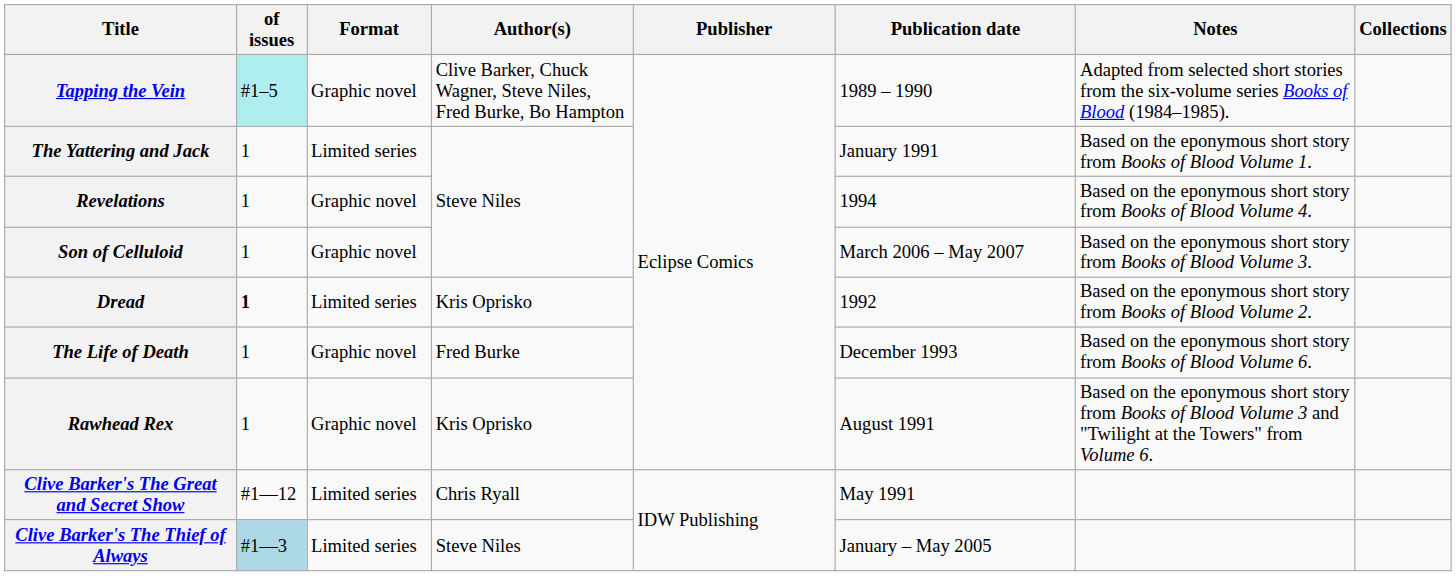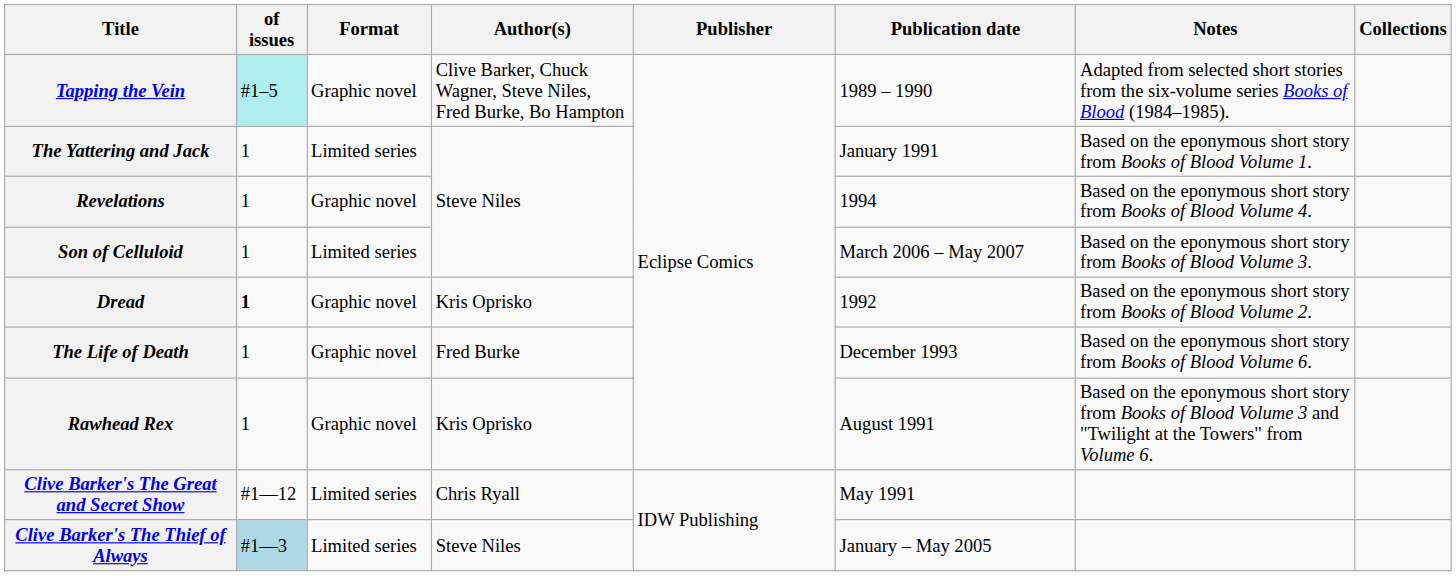(364, 251) Graphic novel -> (364, 251) Limited series
(364, 302) Limited series -> (364, 302) Graphic novel
